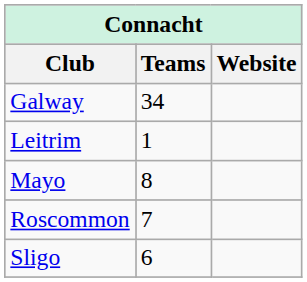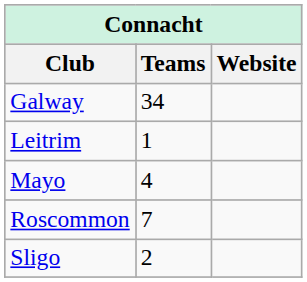(147, 180) 8 -> (147, 180) 4
(147, 258) 6 -> (147, 258) 2
